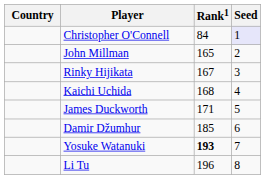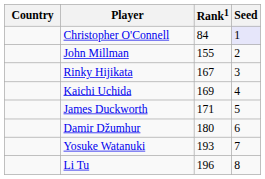(205, 53) 165 -> (205, 53) 155
(205, 91) 168 -> (205, 91) 169
(205, 128) 185 -> (205, 128) 180
(205, 146) bold -> (205, 146) normal
